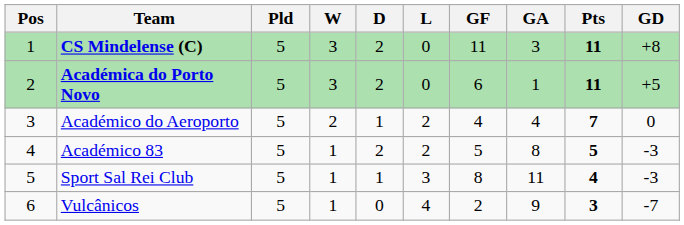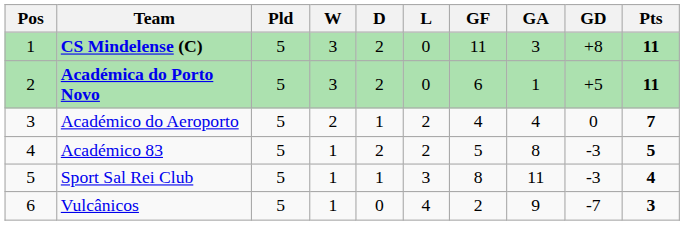columns swapped: (651, 18) <-> (593, 18)
